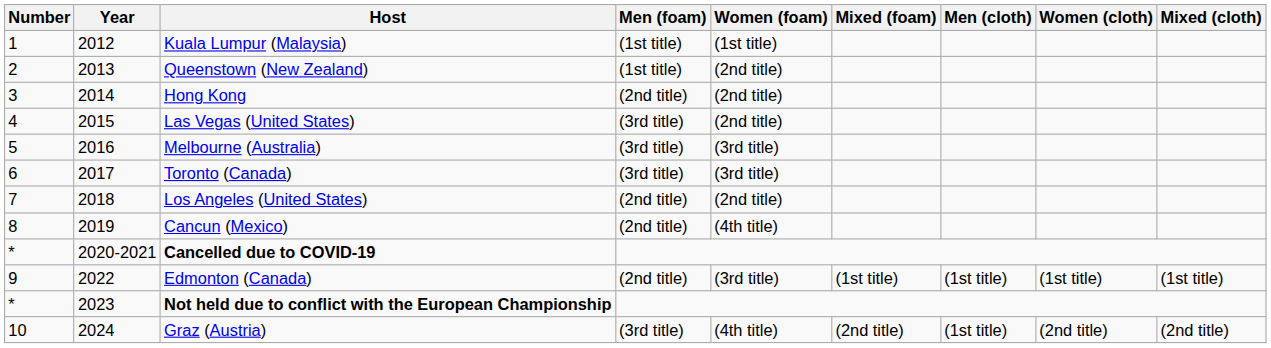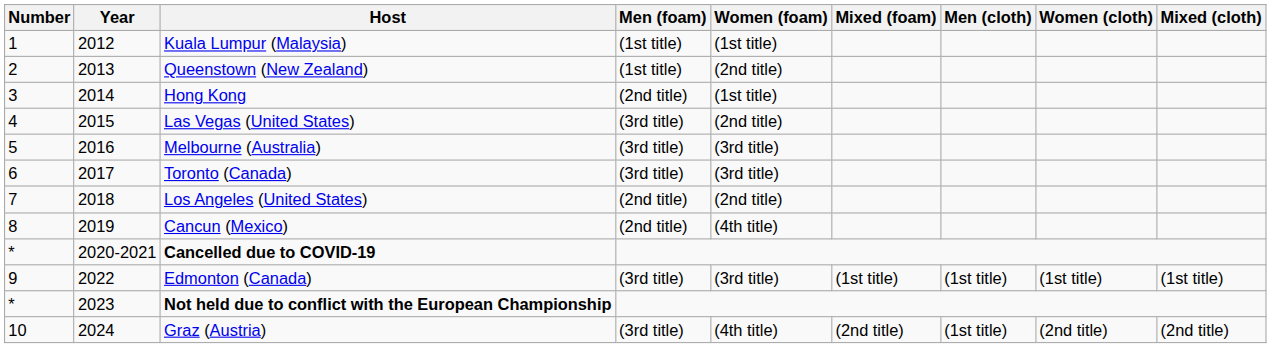(748, 96) (2nd title) -> (746, 96) (1st title)
(653, 278) (2nd title) -> (651, 278) (3rd title)
